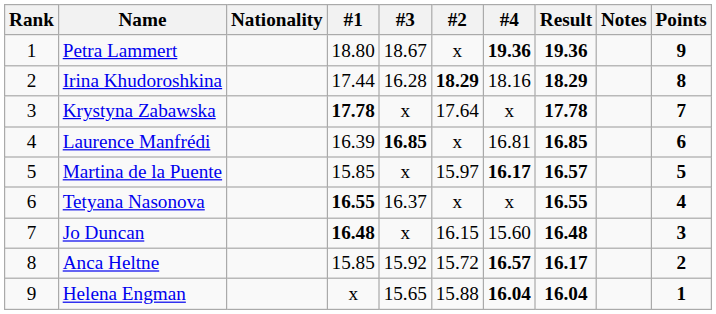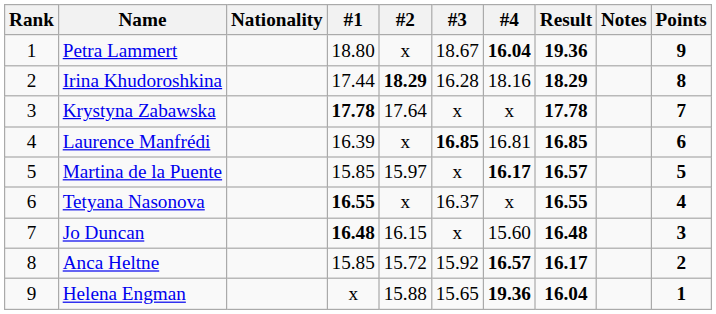columns swapped: (457, 19) <-> (405, 19)
(509, 50) 19.36 -> (509, 50) 16.04
(509, 293) 16.04 -> (509, 293) 19.36
